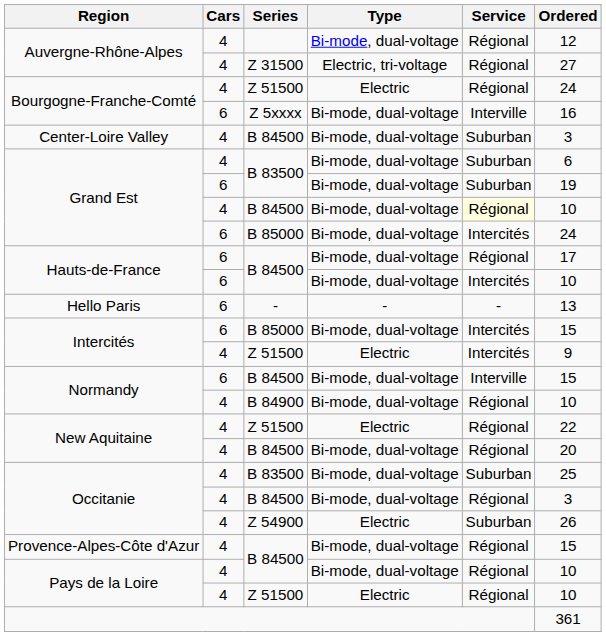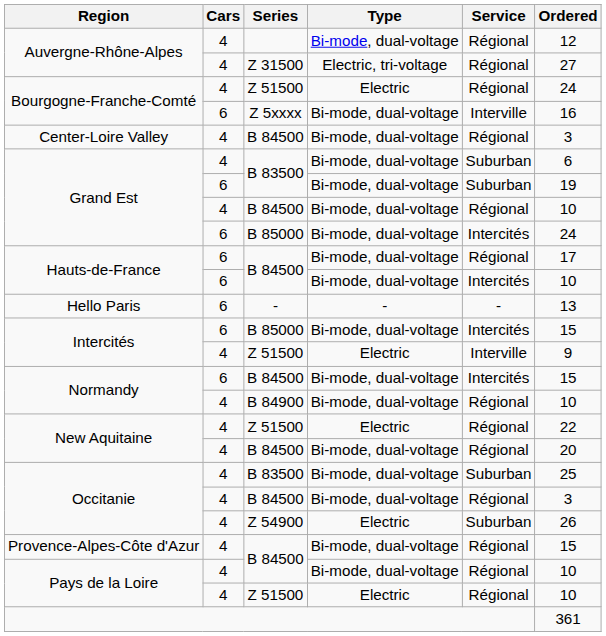(499, 137) Suburban -> (499, 137) Régional
(499, 209) lightyellow background -> (499, 209) no background
(499, 354) Intercités -> (499, 354) Interville
(499, 378) Interville -> (499, 378) Intercités
